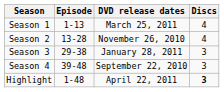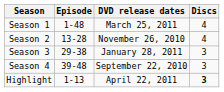(74, 25) 1-13 -> (74, 25) 1-48
(74, 80) 1-48 -> (74, 80) 1-13
